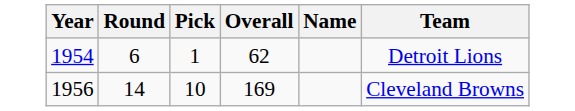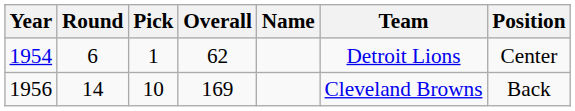+ column: (529, 21)
